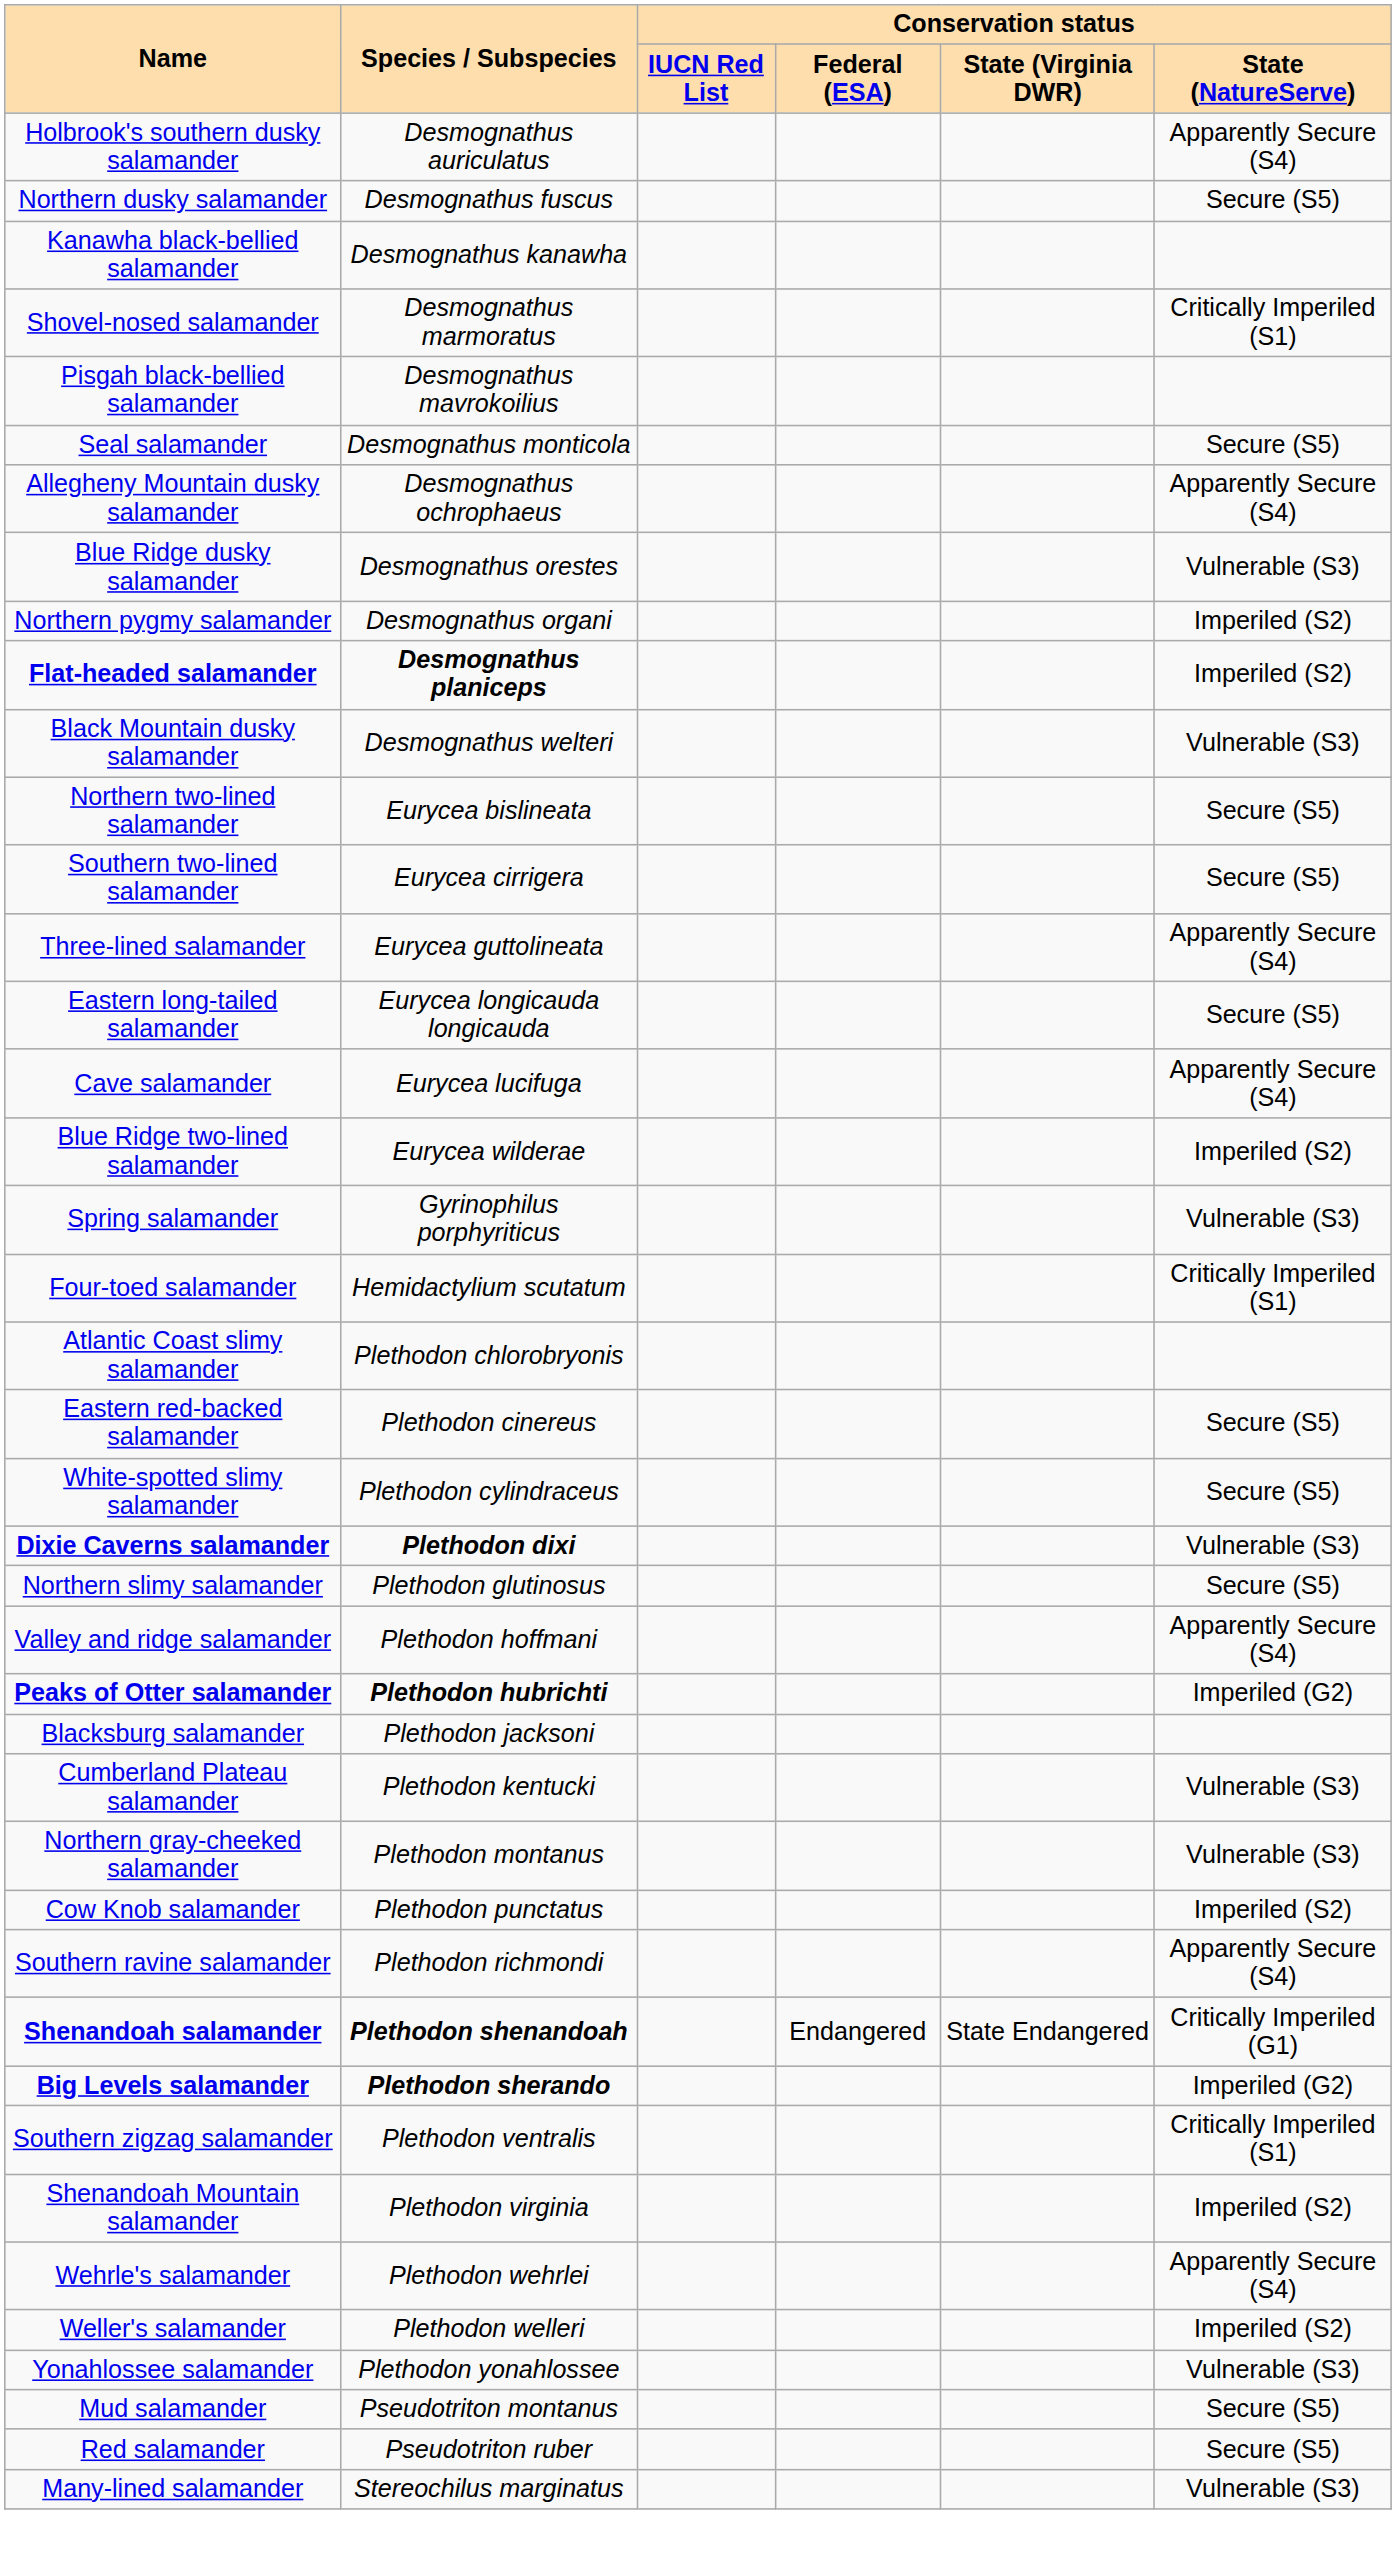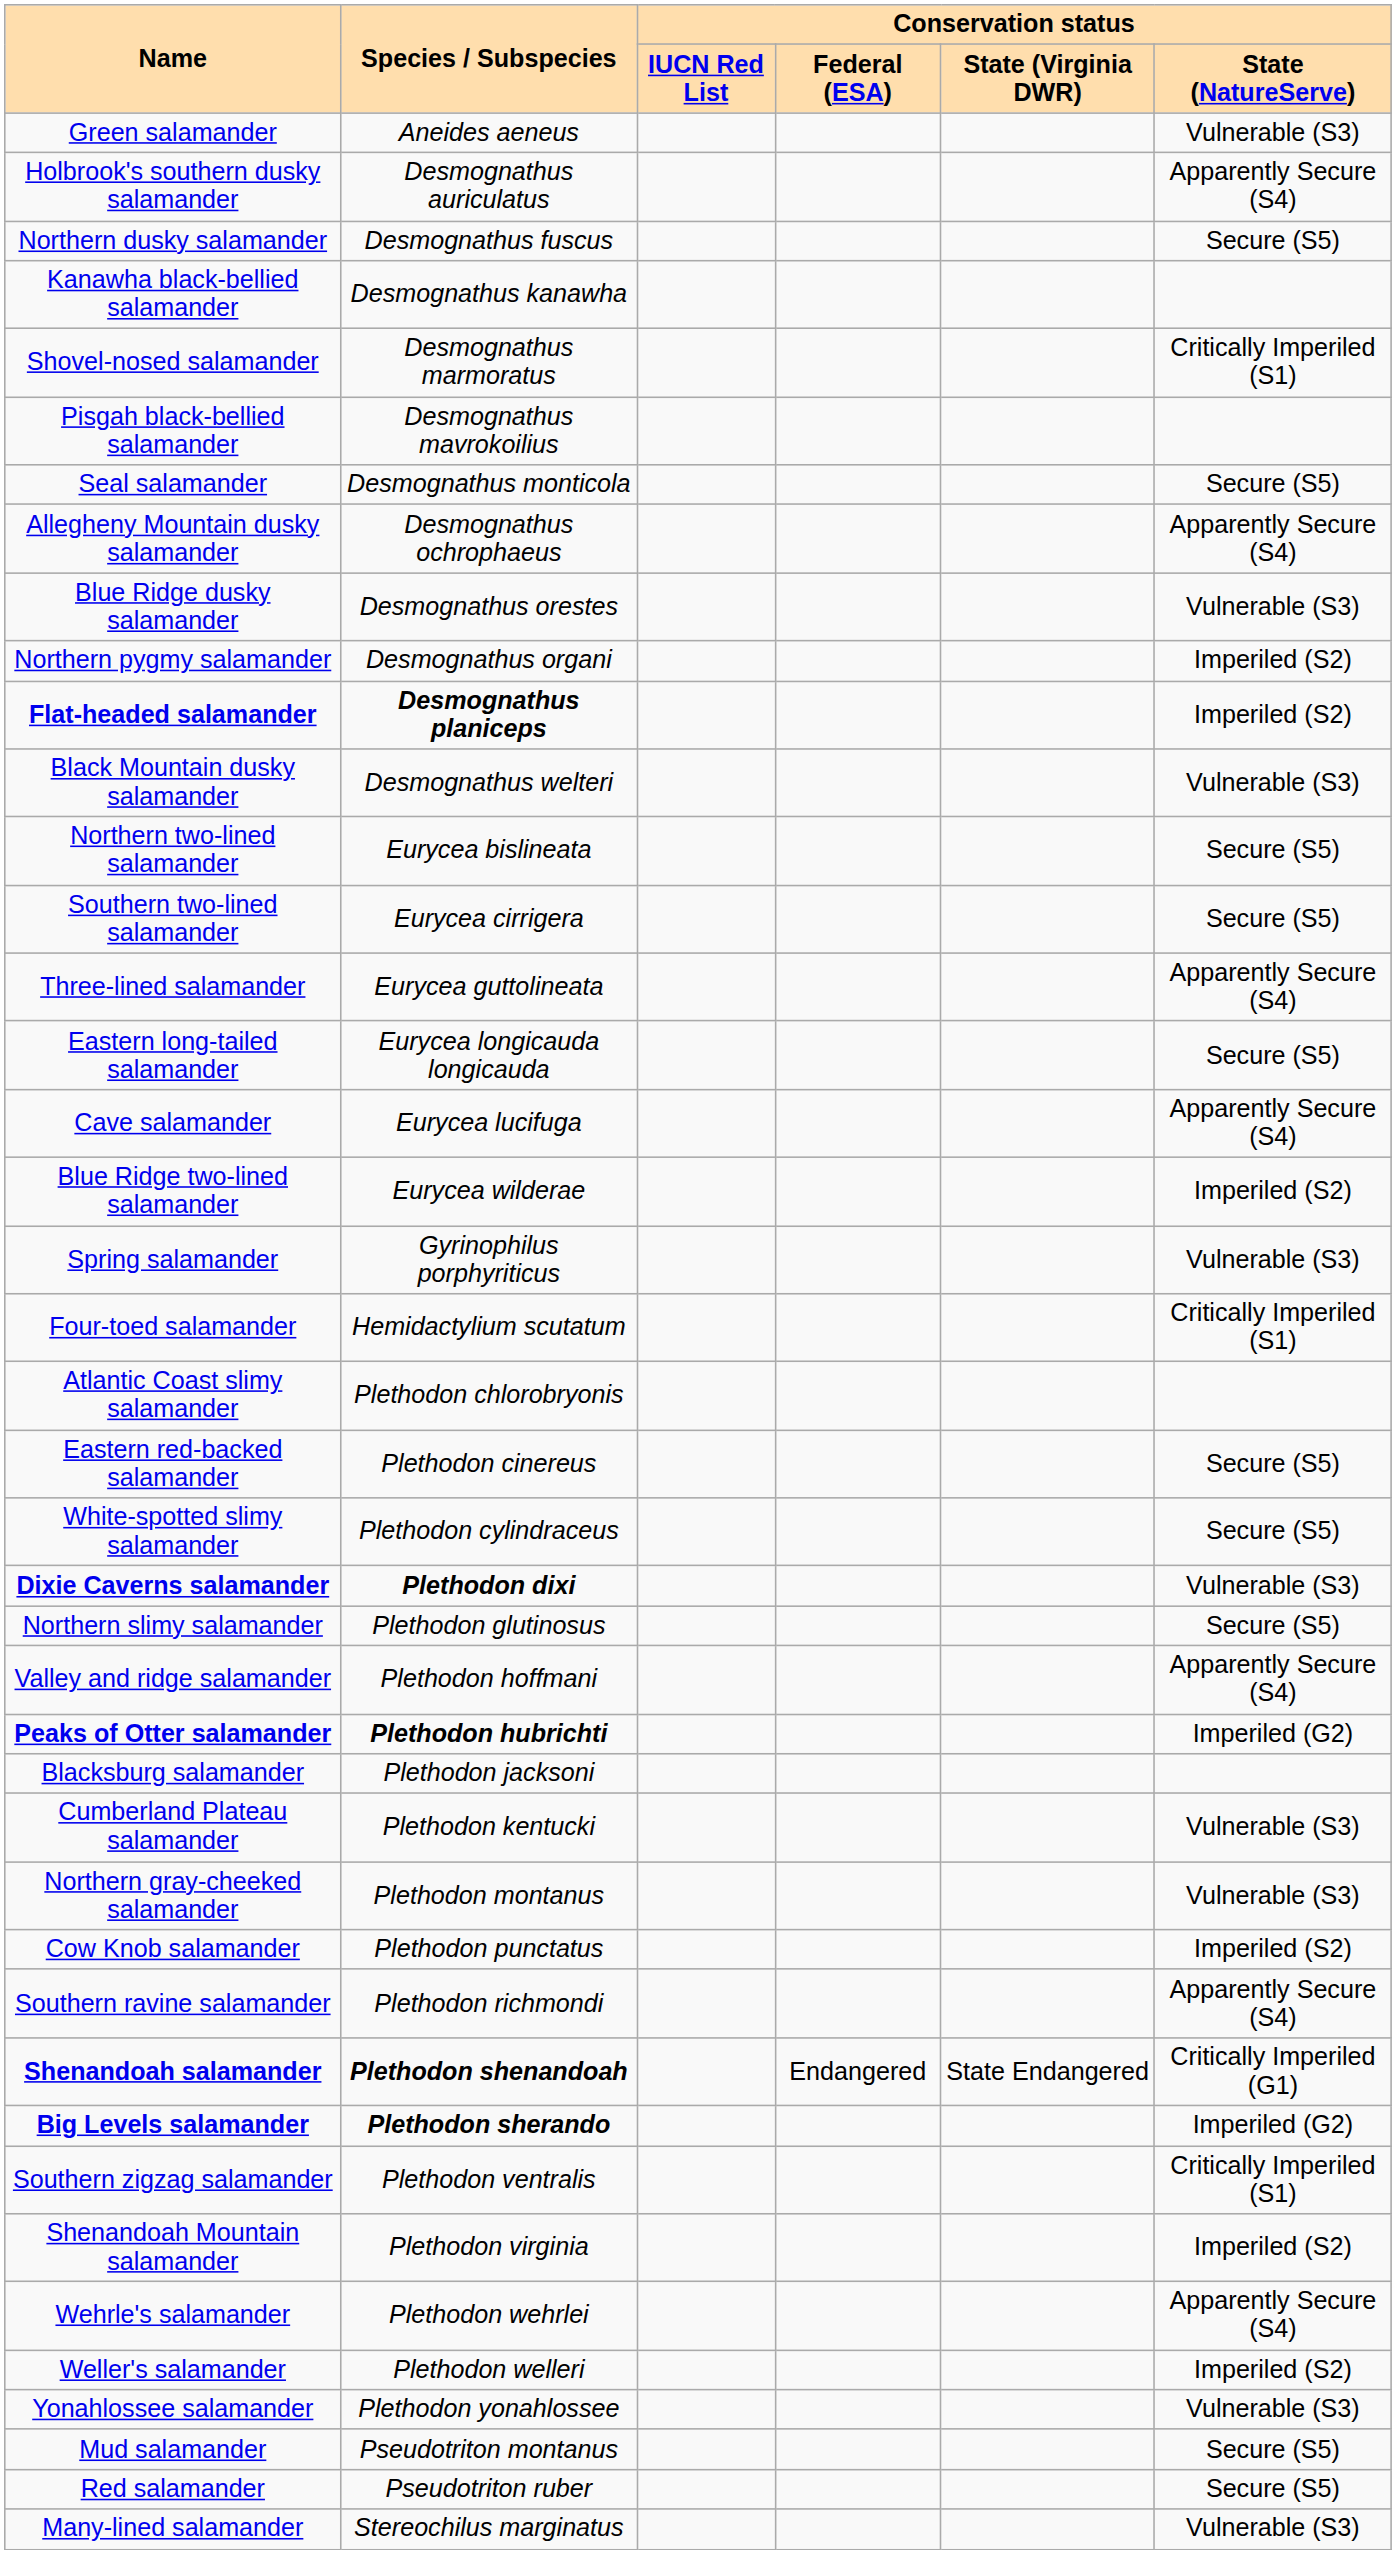+ row: (173, 132)
